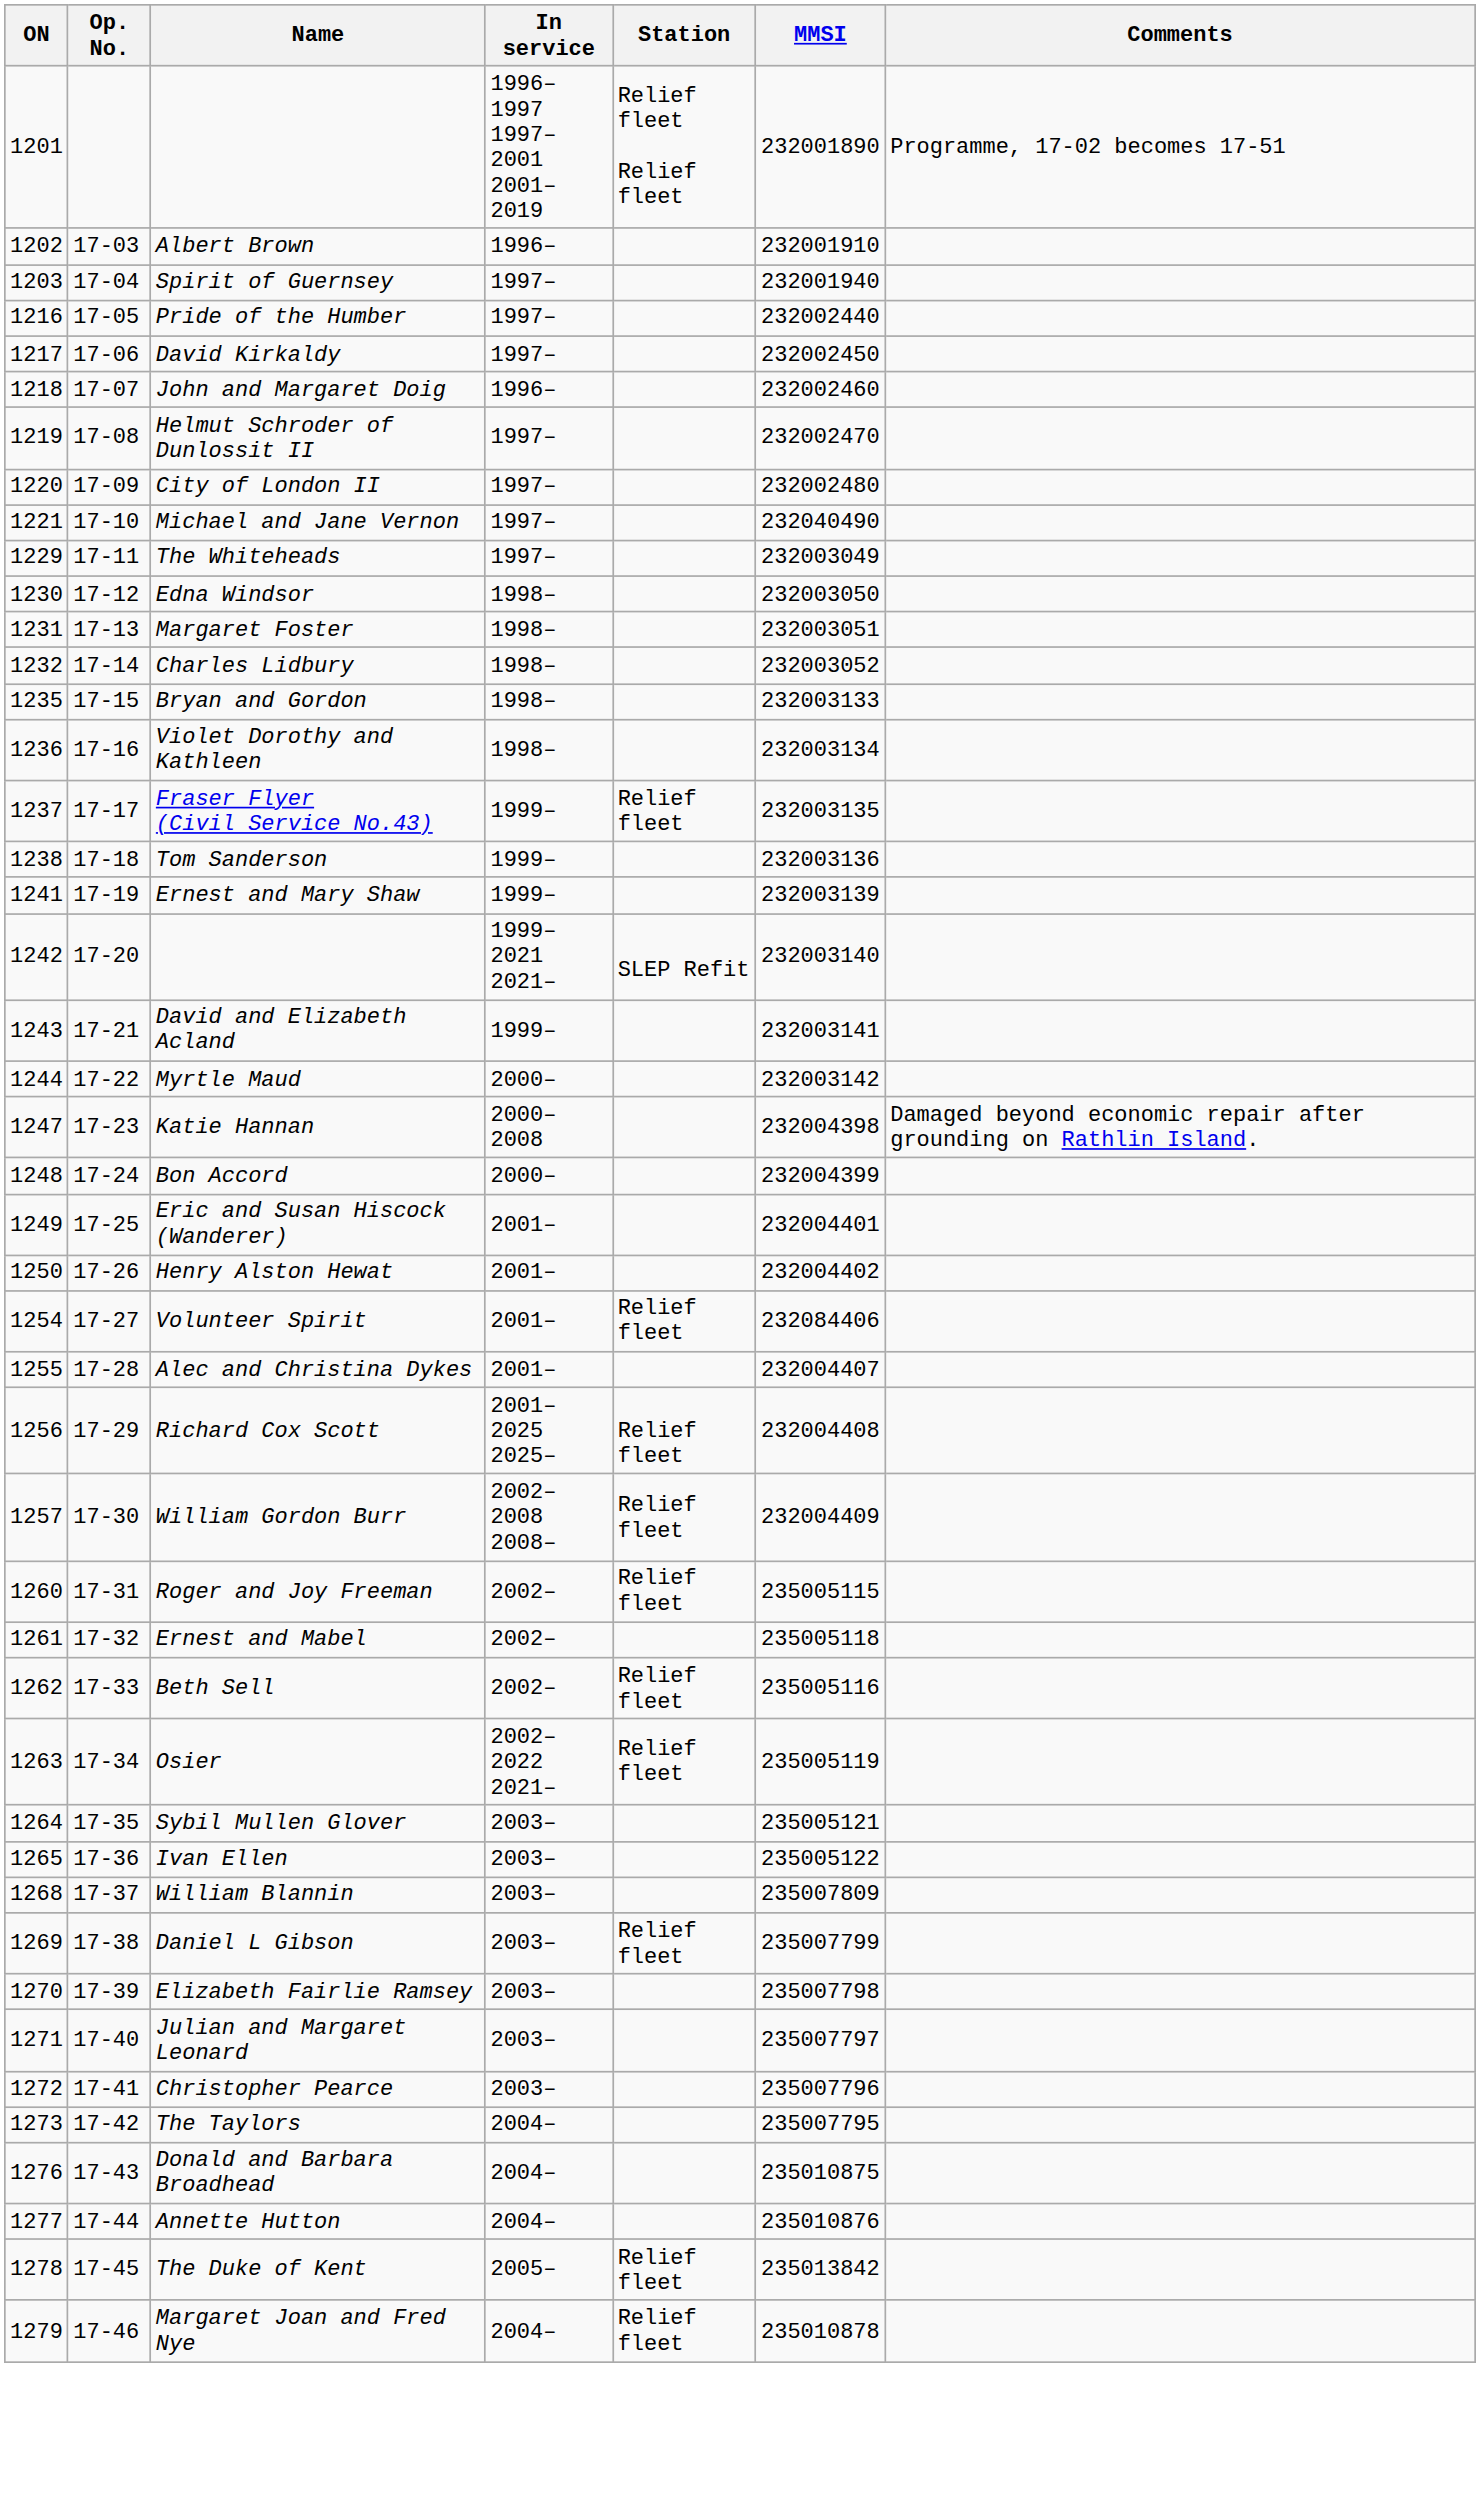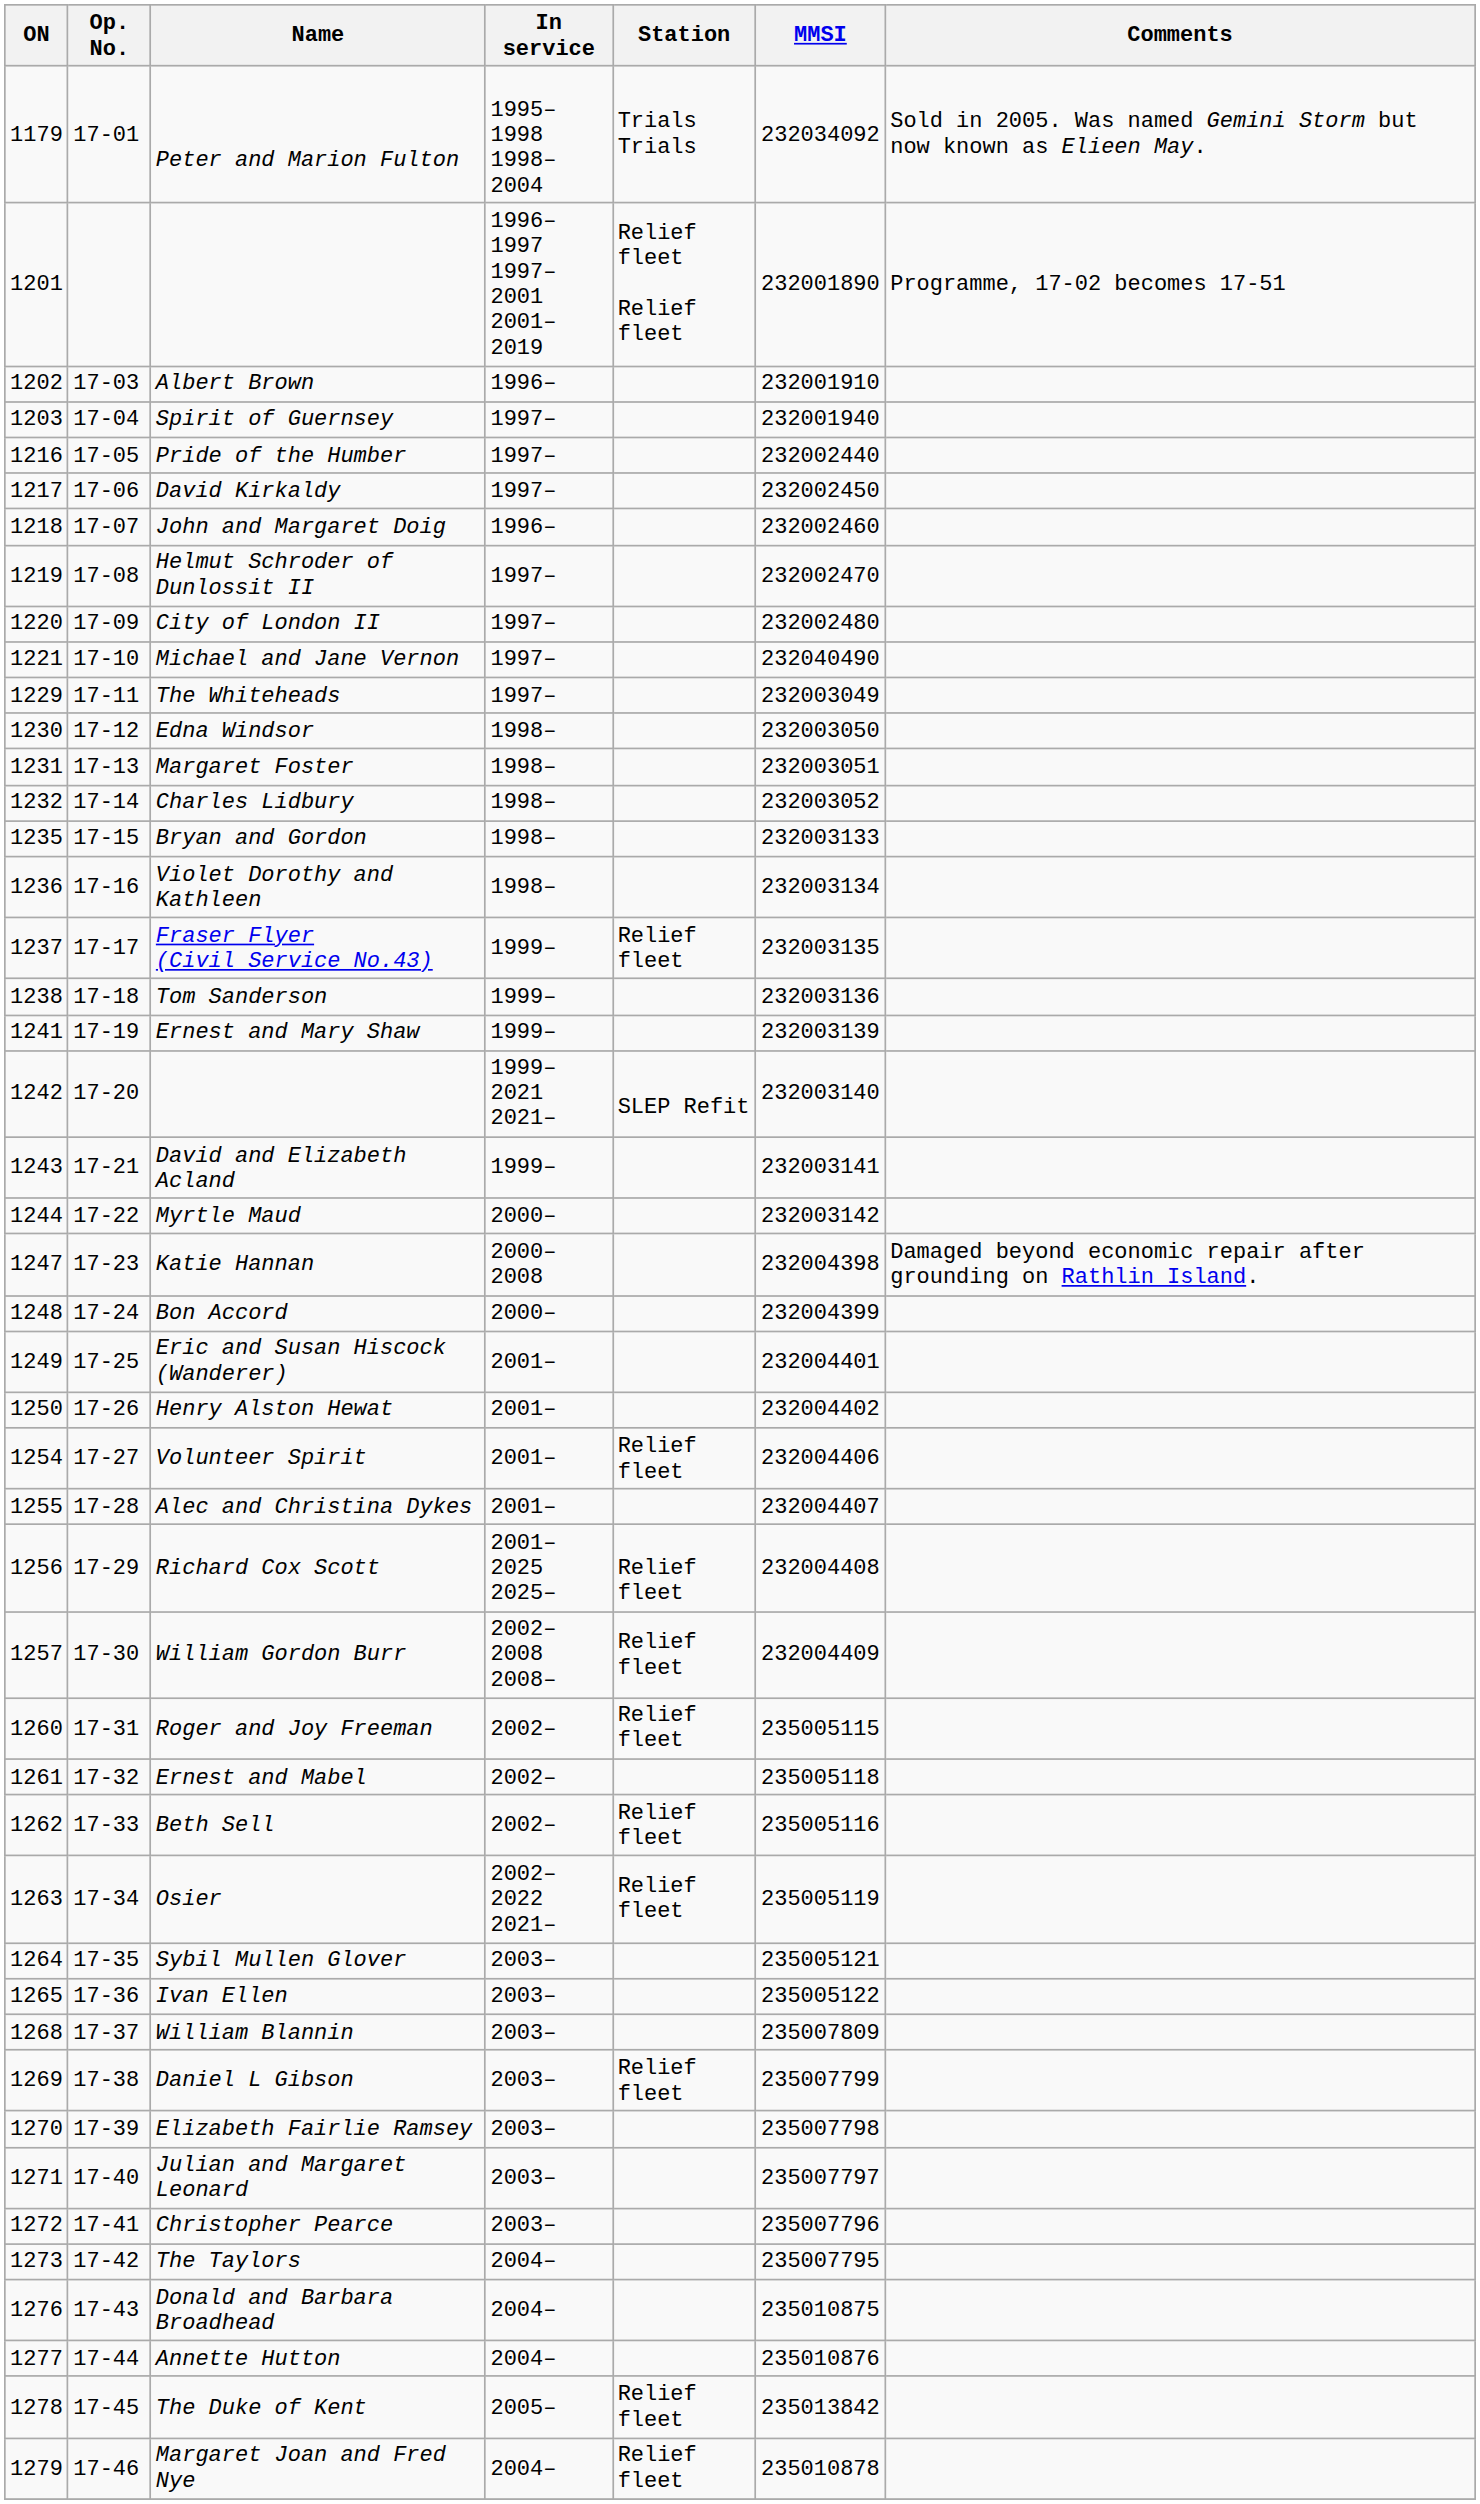+ row: (36, 135)
(820, 1321) 232084406 -> (820, 1459) 232004406
